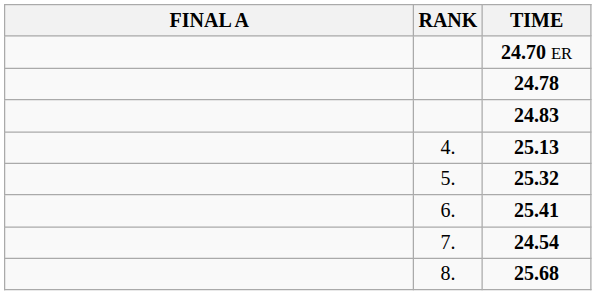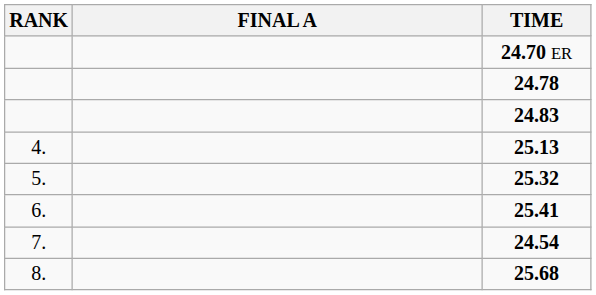columns swapped: (448, 20) <-> (209, 20)
